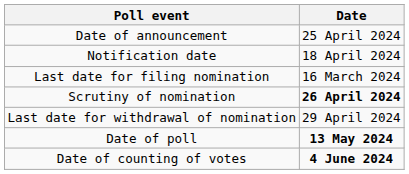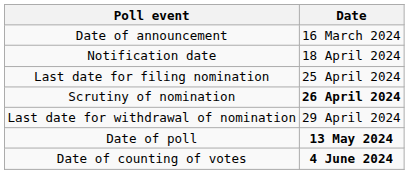(351, 35) 25 April 2024 -> (351, 35) 16 March 2024
(351, 76) 16 March 2024 -> (351, 76) 25 April 2024
